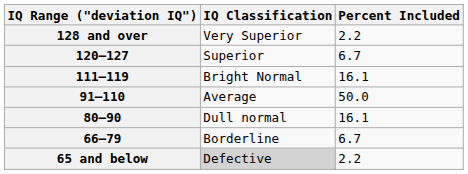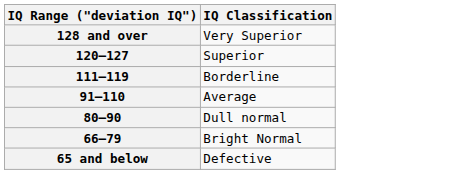- column: (399, 15)
(253, 76) Bright Normal -> (241, 76) Borderline
(241, 138) Borderline -> (253, 138) Bright Normal
(237, 159) lightgrey background -> (237, 159) no background
